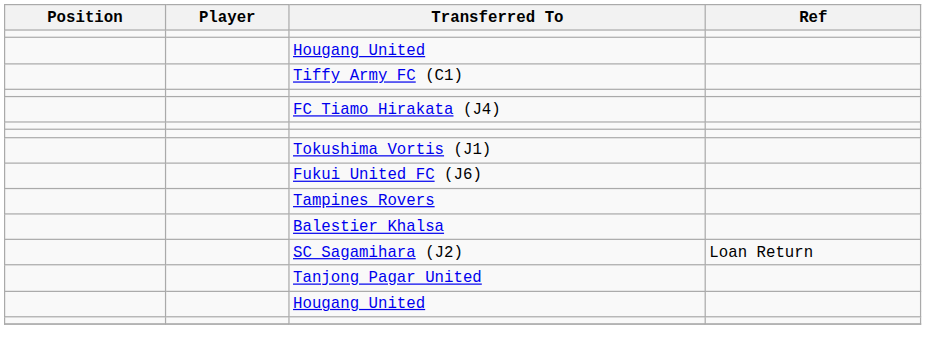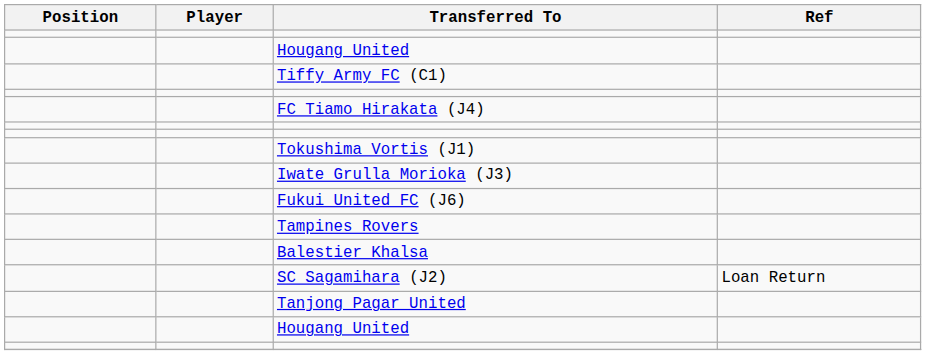+ row: (395, 176)
